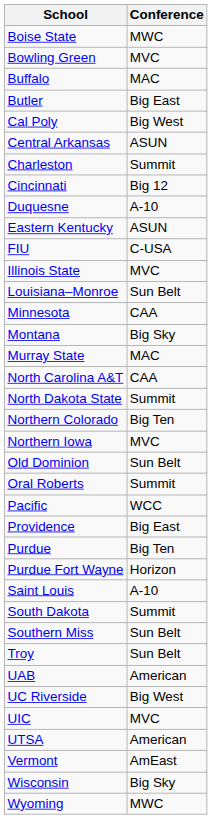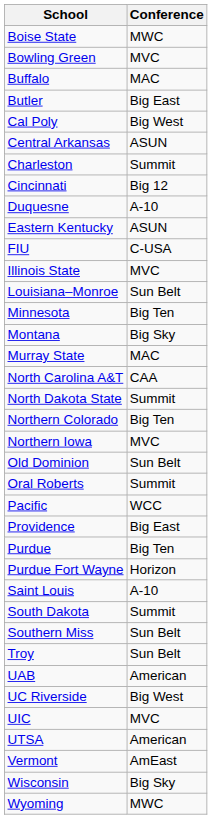(144, 313) CAA -> (152, 313) Big Ten
